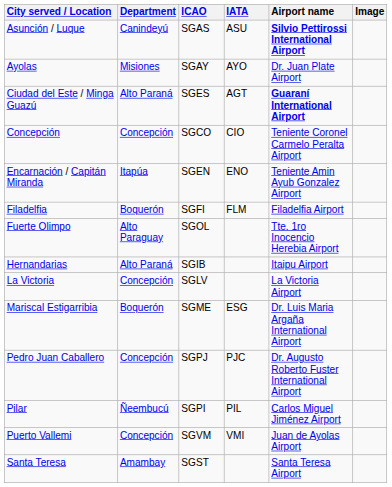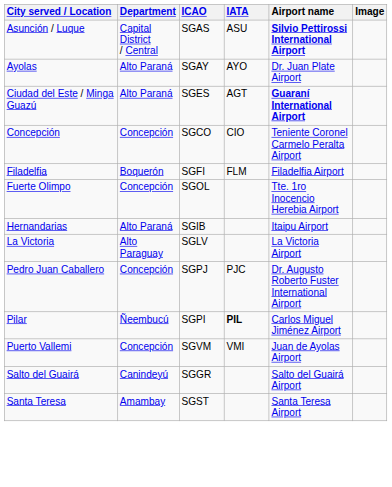(144, 28) Canindeyú -> (139, 39) Capital District / Central
(140, 67) Misiones -> (146, 67) Alto Paraná
- row: (56, 177)
(141, 232) Alto Paraguay -> (146, 187) Concepción
(146, 281) Concepción -> (141, 248) Alto Paraguay
- row: (52, 308)
(234, 408) normal -> (234, 319) bold
+ row: (43, 374)
